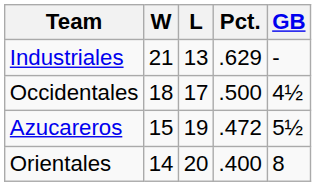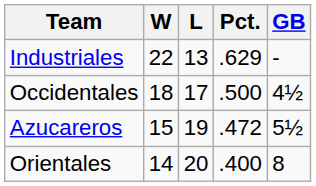(161, 57) 21 -> (161, 57) 22
